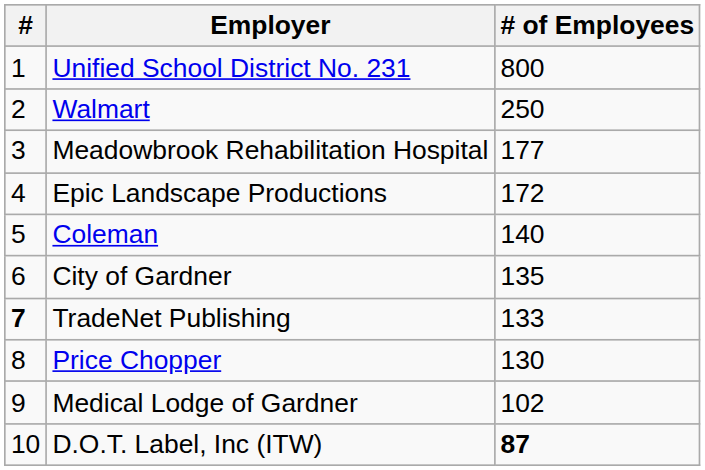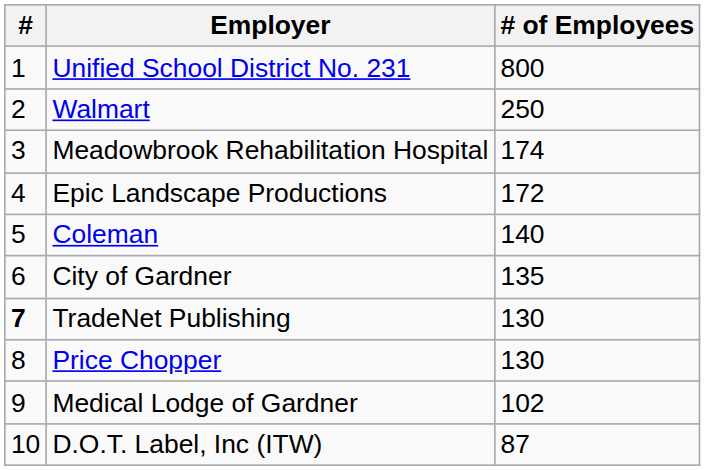(522, 151) 177 -> (522, 151) 174
(522, 318) 133 -> (522, 318) 130
(515, 444) bold -> (515, 444) normal
